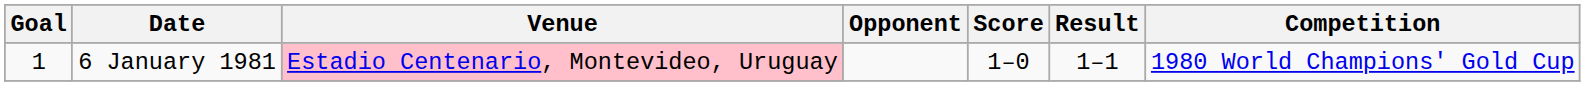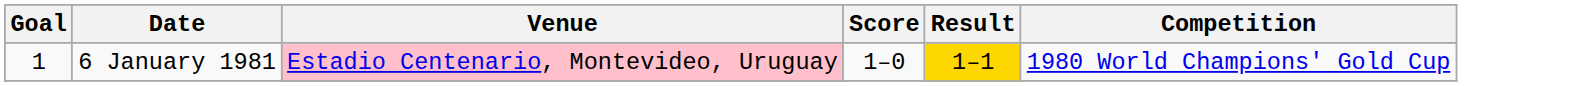- column: (906, 24)
(1097, 62) no background -> (973, 62) gold background
